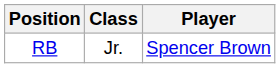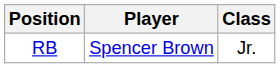columns swapped: (209, 18) <-> (113, 18)
